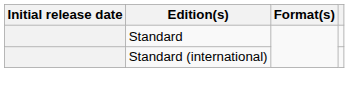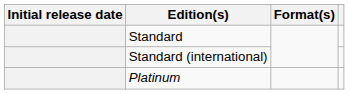+ row: (155, 78)
